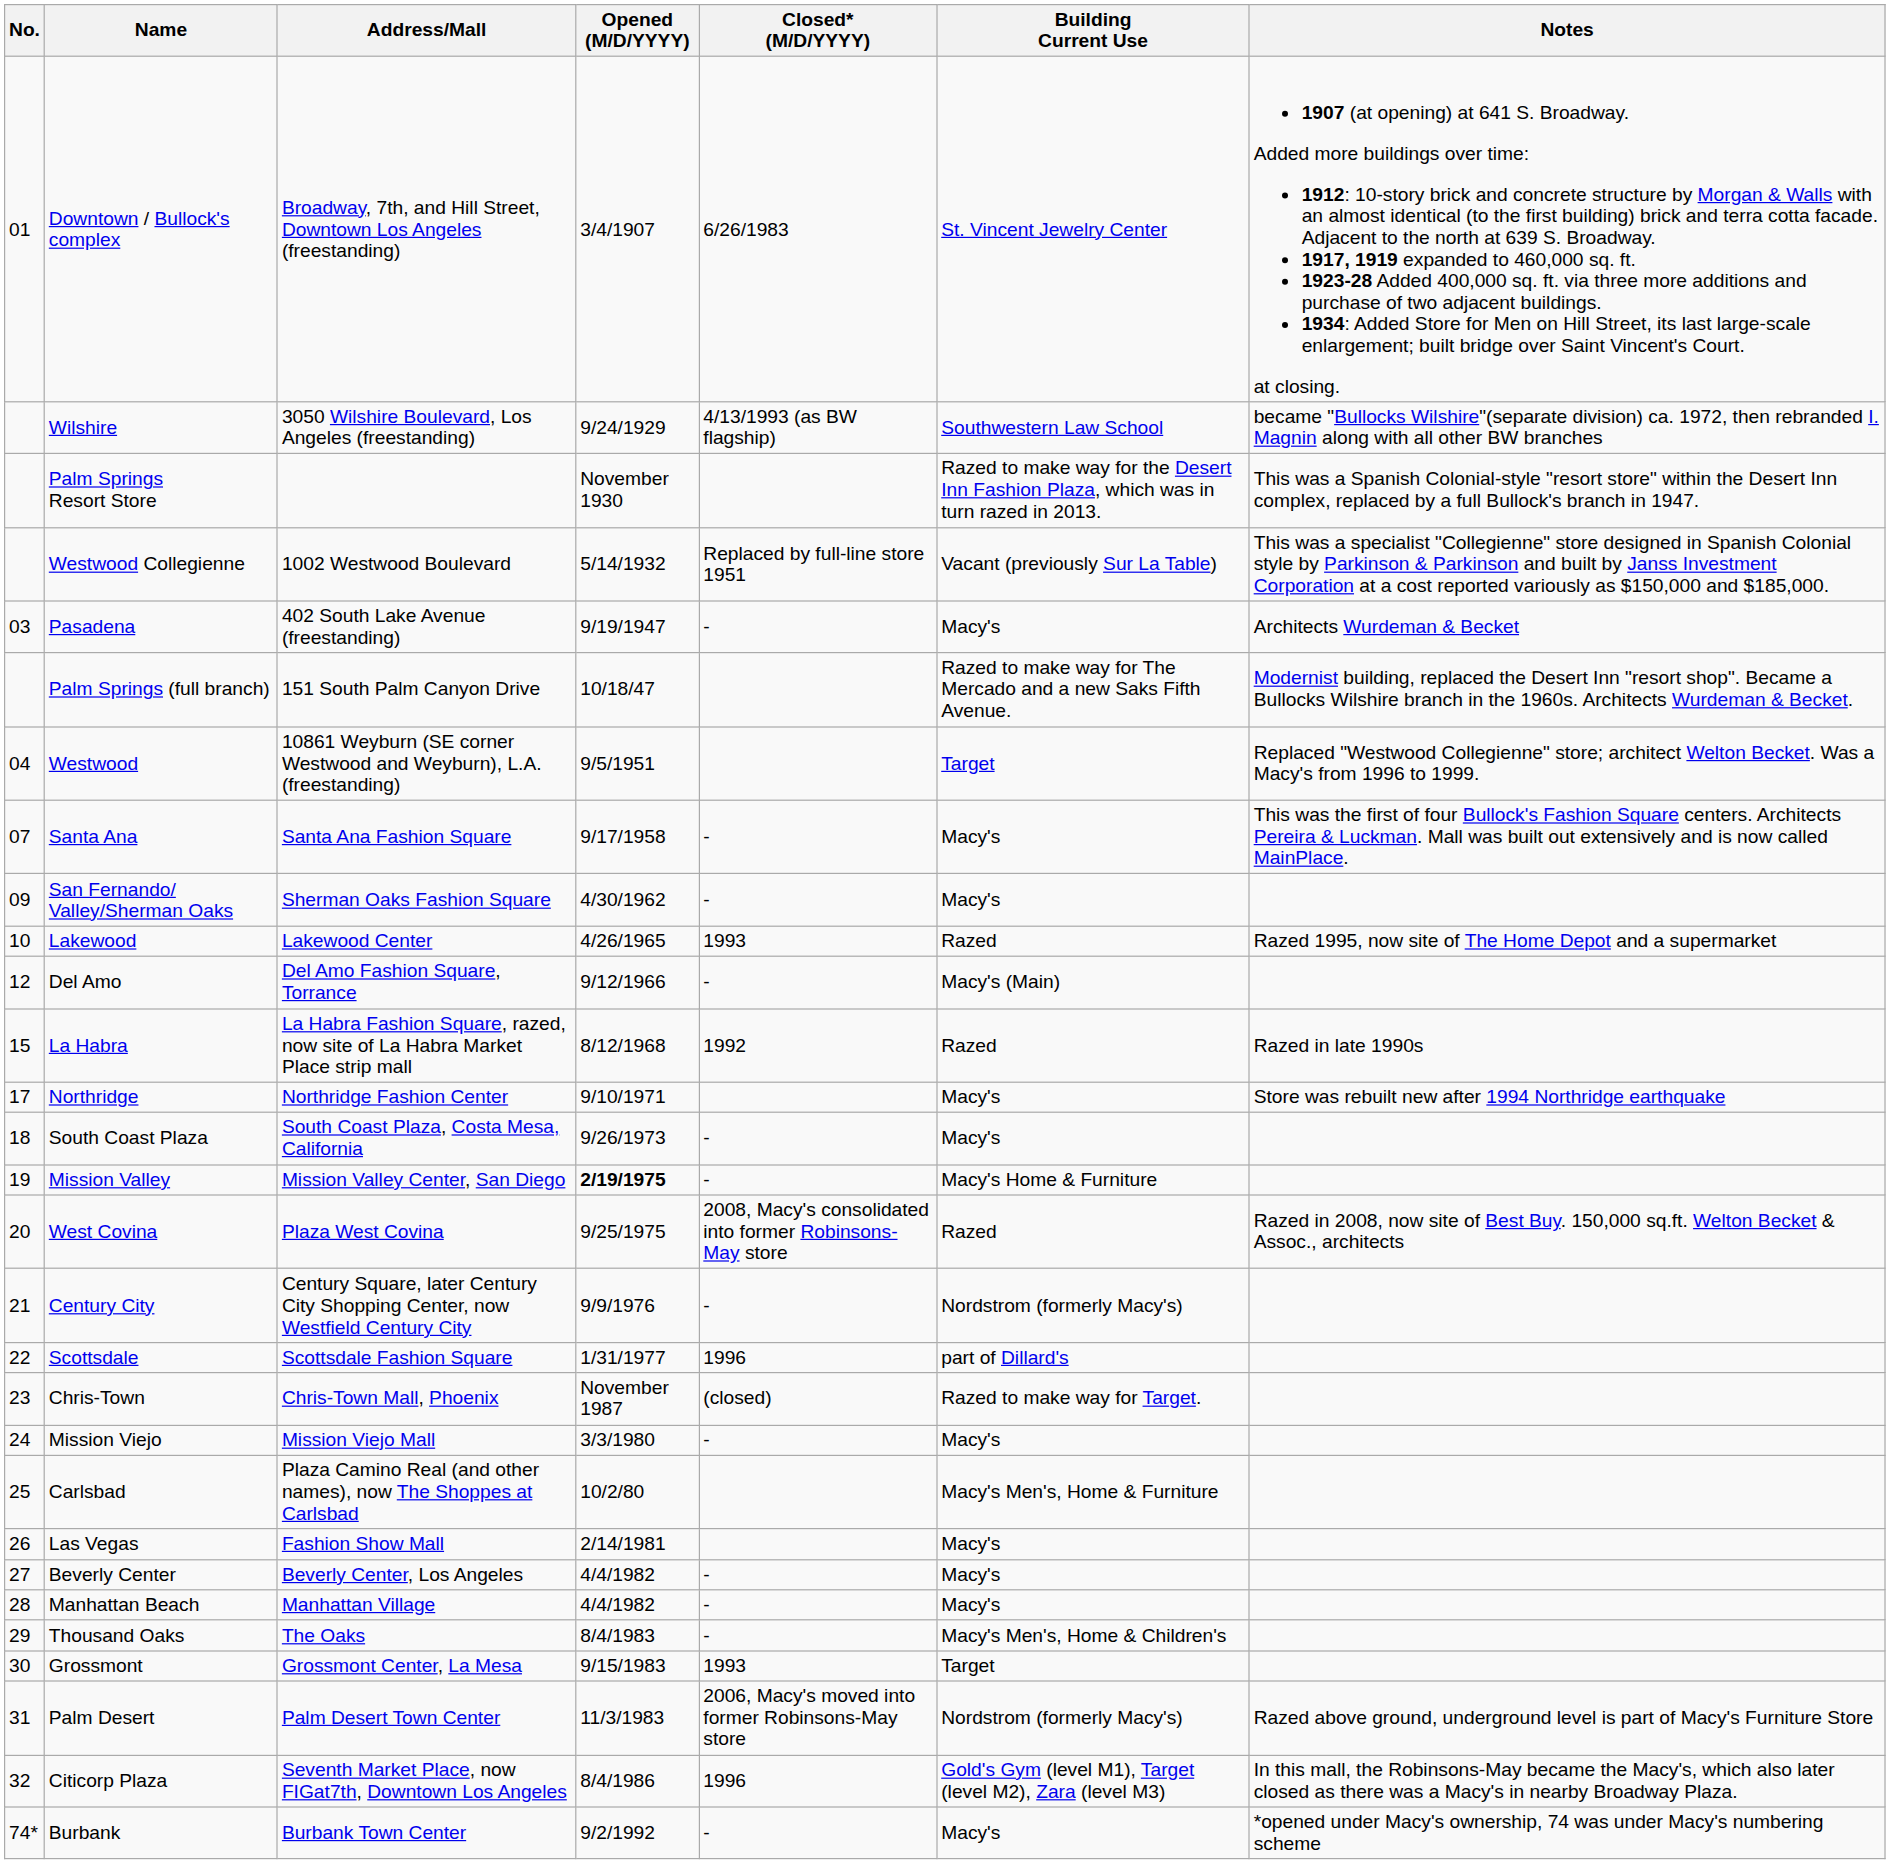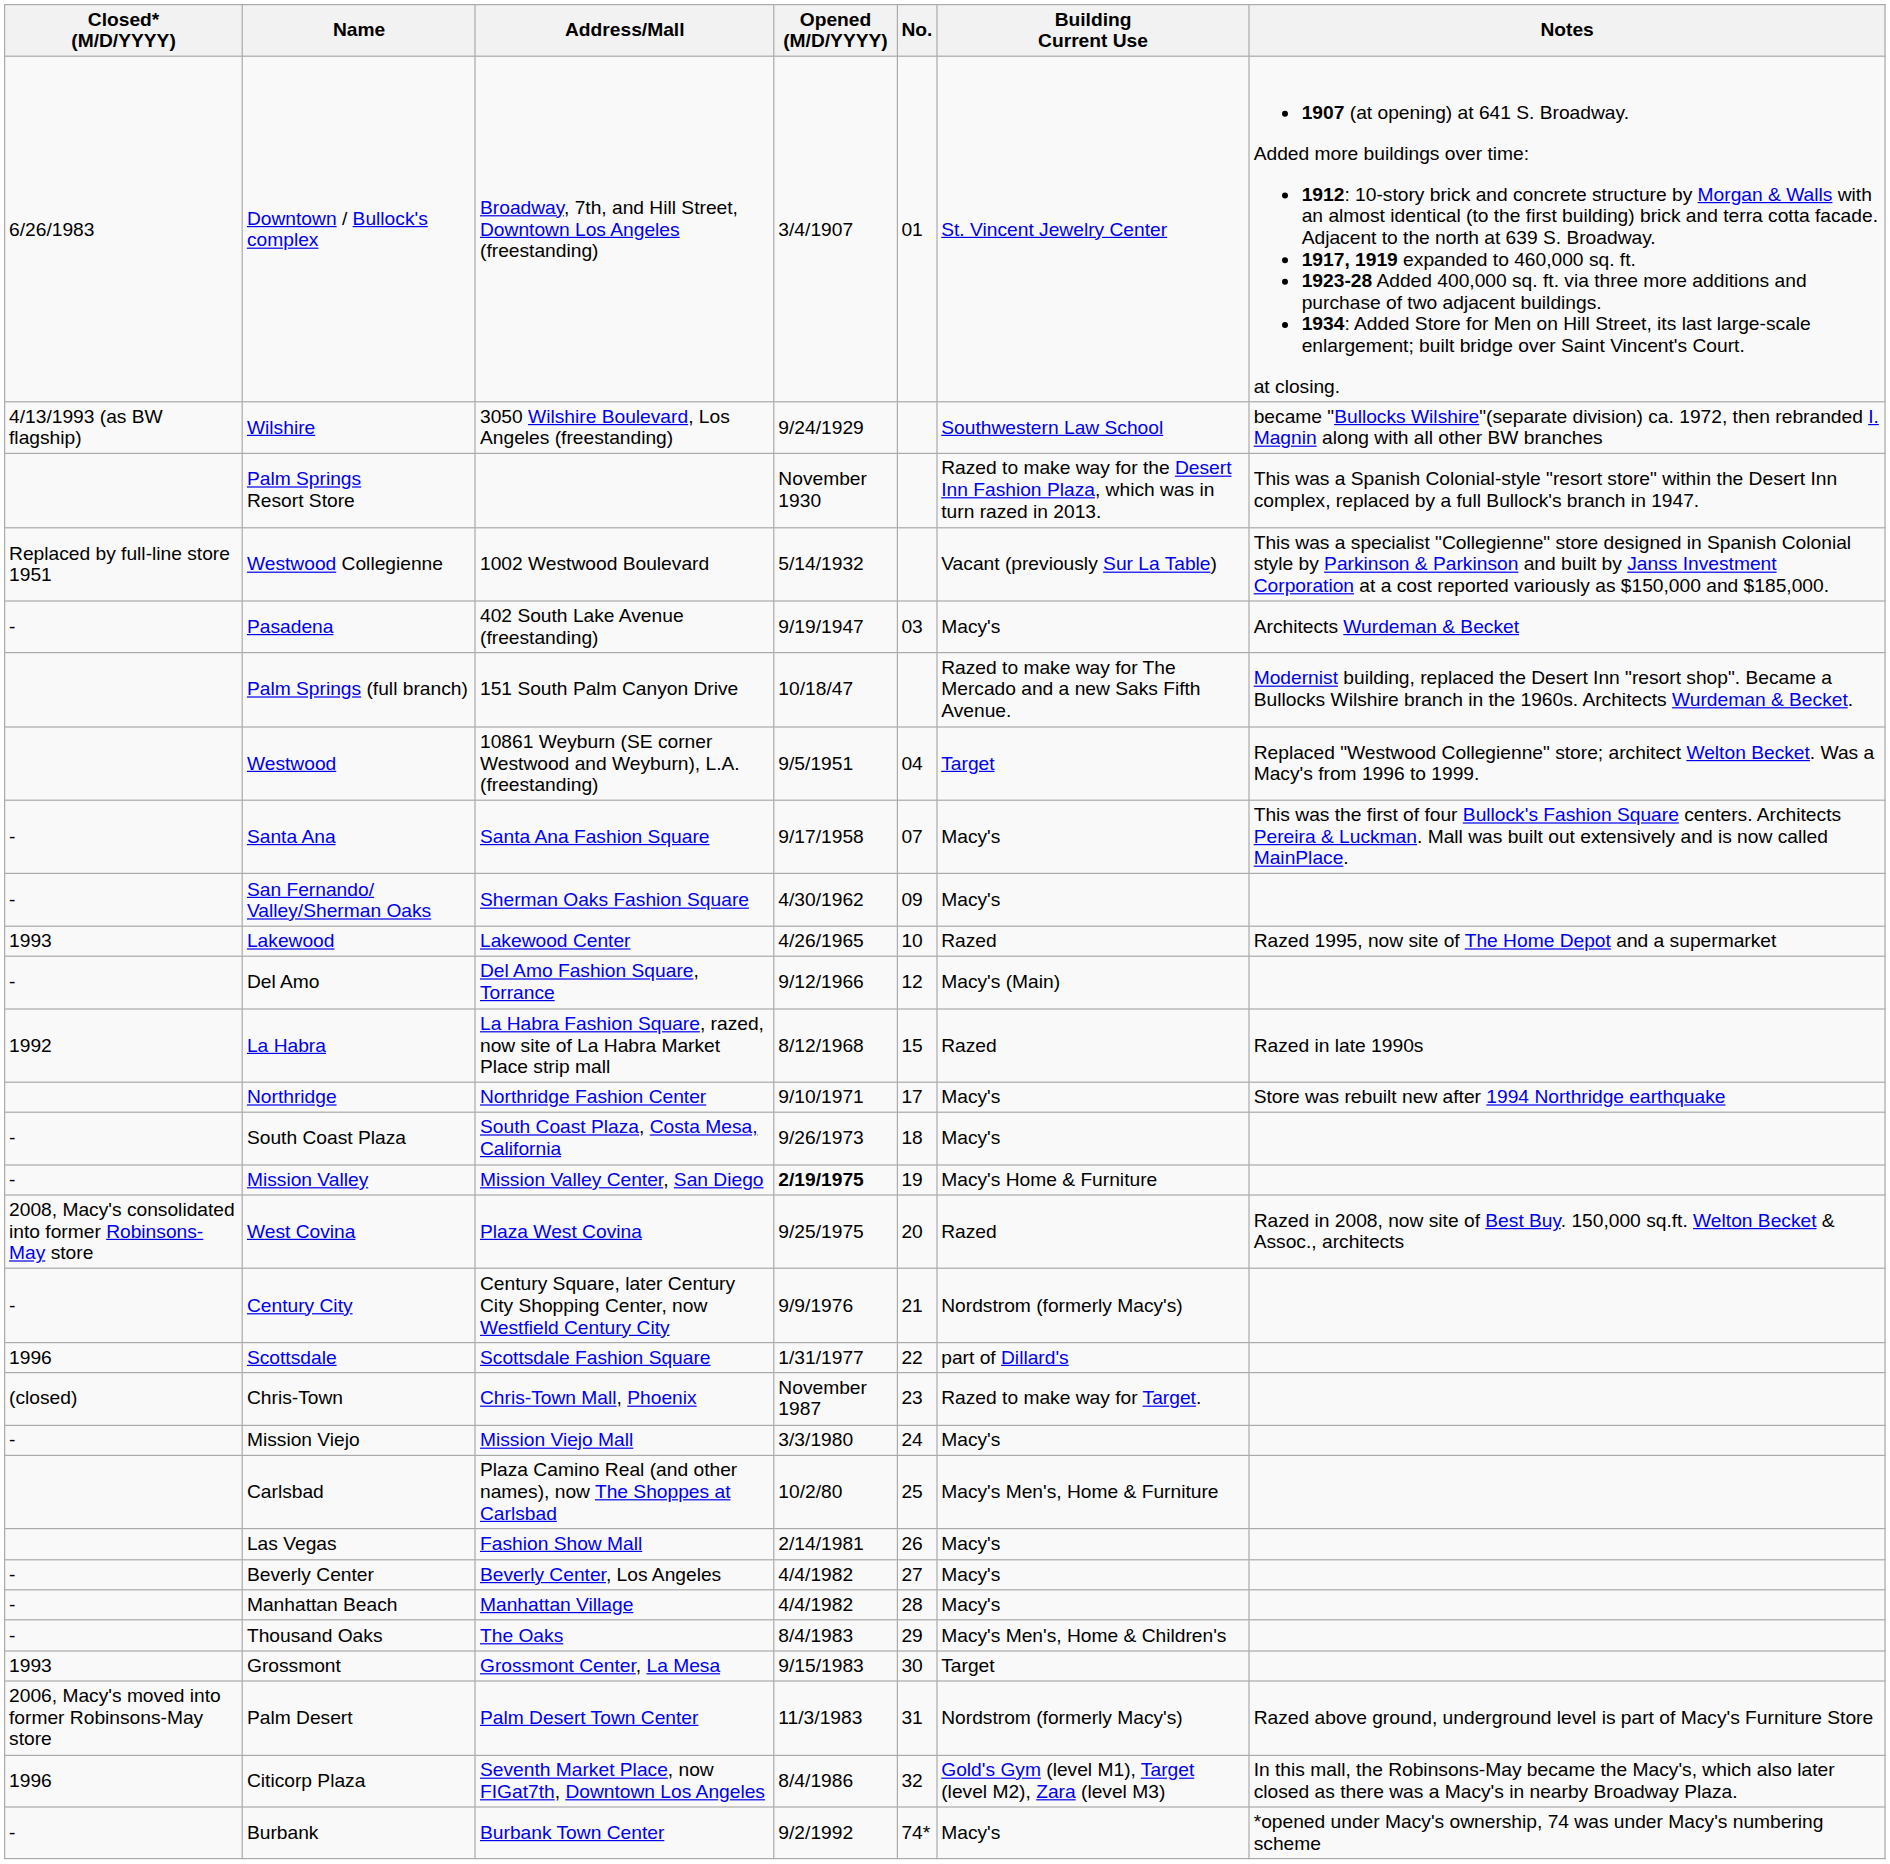columns swapped: (24, 30) <-> (818, 30)
